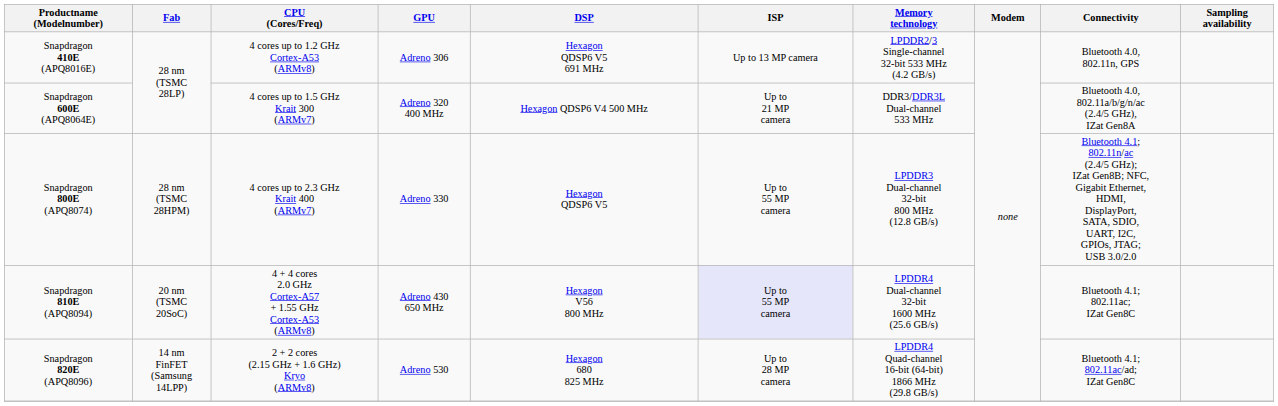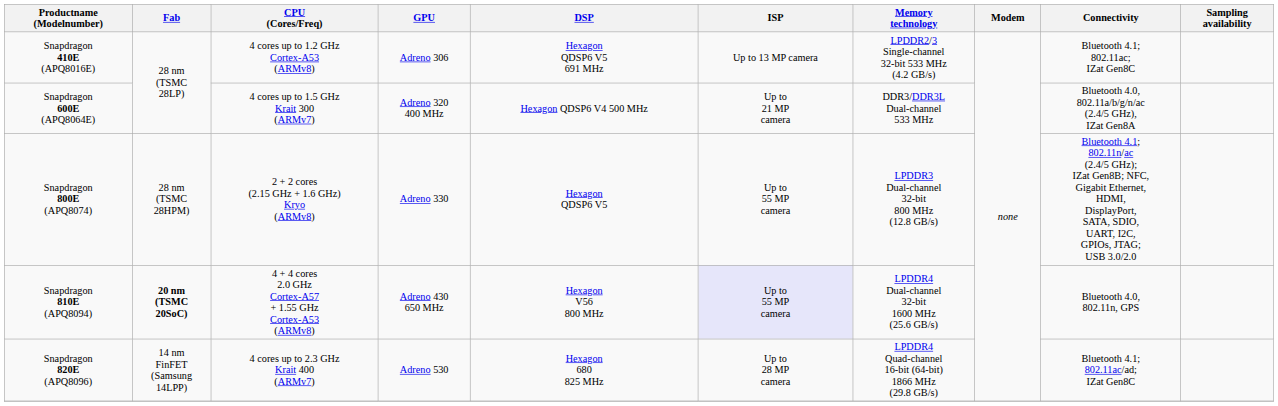(1111, 57) Bluetooth 4.0, 802.11n, GPS -> (1111, 57) Bluetooth 4.1; 802.11ac; IZat Gen8C
(295, 199) 4 cores up to 2.3 GHz Krait 400 (ARMv7) -> (295, 199) 2 + 2 cores (2.15 GHz + 1.6 GHz) Kryo (ARMv8)
(172, 302) normal -> (172, 302) bold
(1111, 302) Bluetooth 4.1; 802.11ac; IZat Gen8C -> (1111, 302) Bluetooth 4.0, 802.11n, GPS
(295, 370) 2 + 2 cores (2.15 GHz + 1.6 GHz) Kryo (ARMv8) -> (295, 370) 4 cores up to 2.3 GHz Krait 400 (ARMv7)
